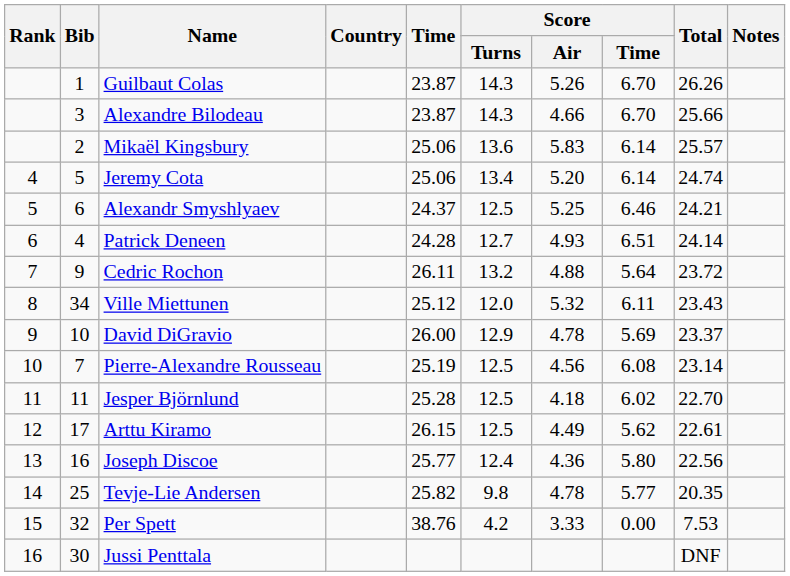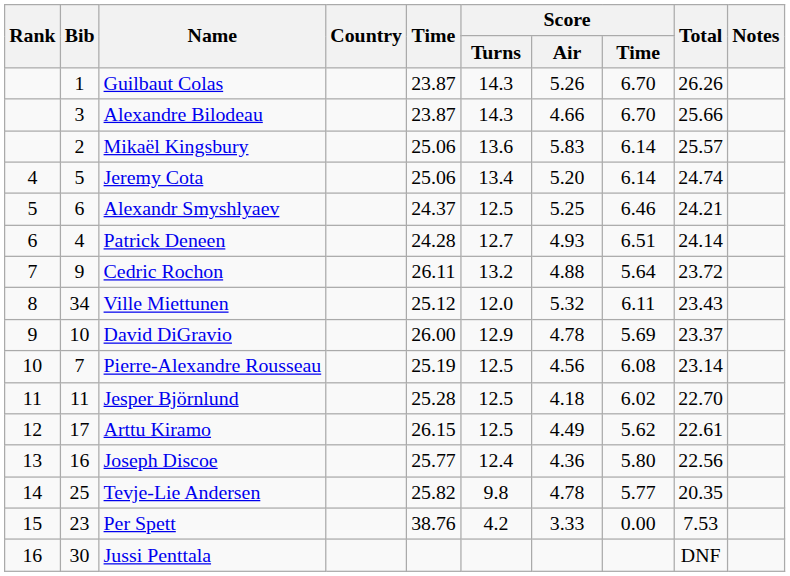(80, 523) 32 -> (80, 523) 23
